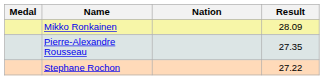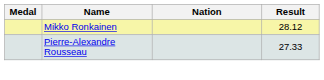(291, 27) 28.09 -> (291, 27) 28.12
(291, 48) 27.35 -> (291, 48) 27.33
- row: (82, 68)
